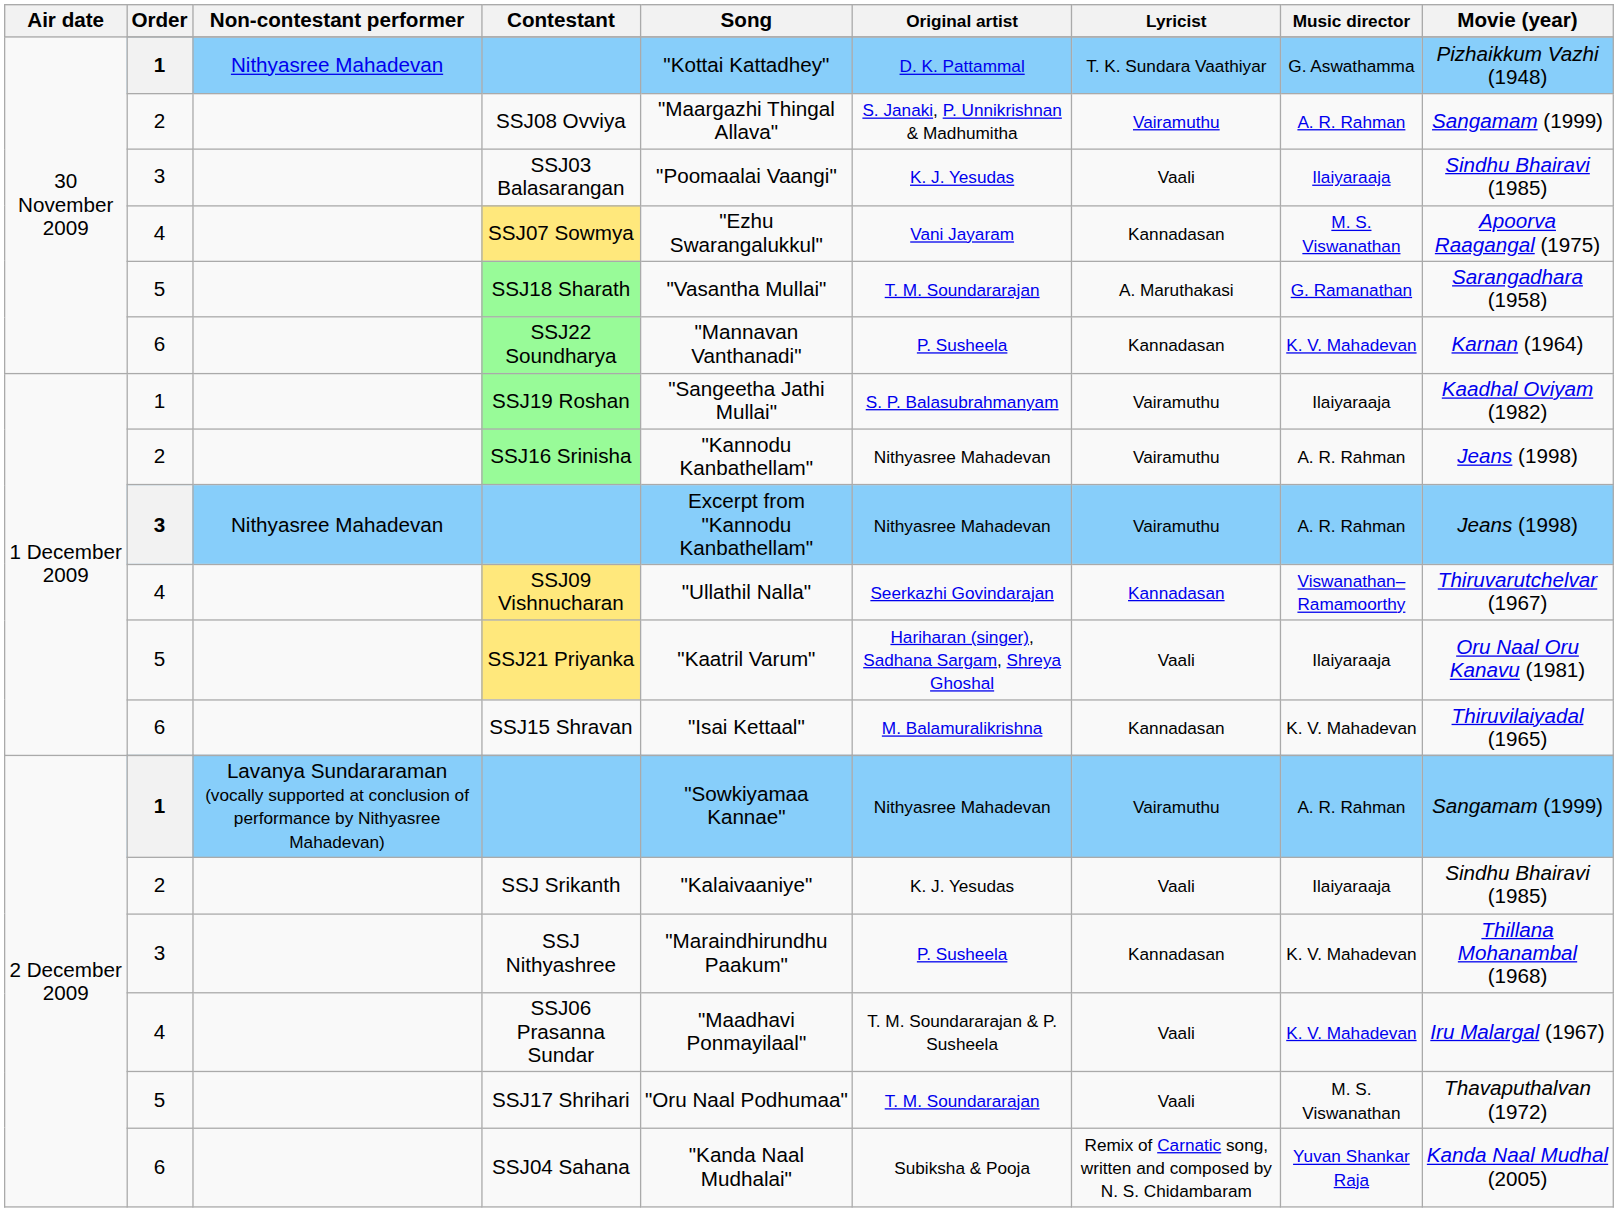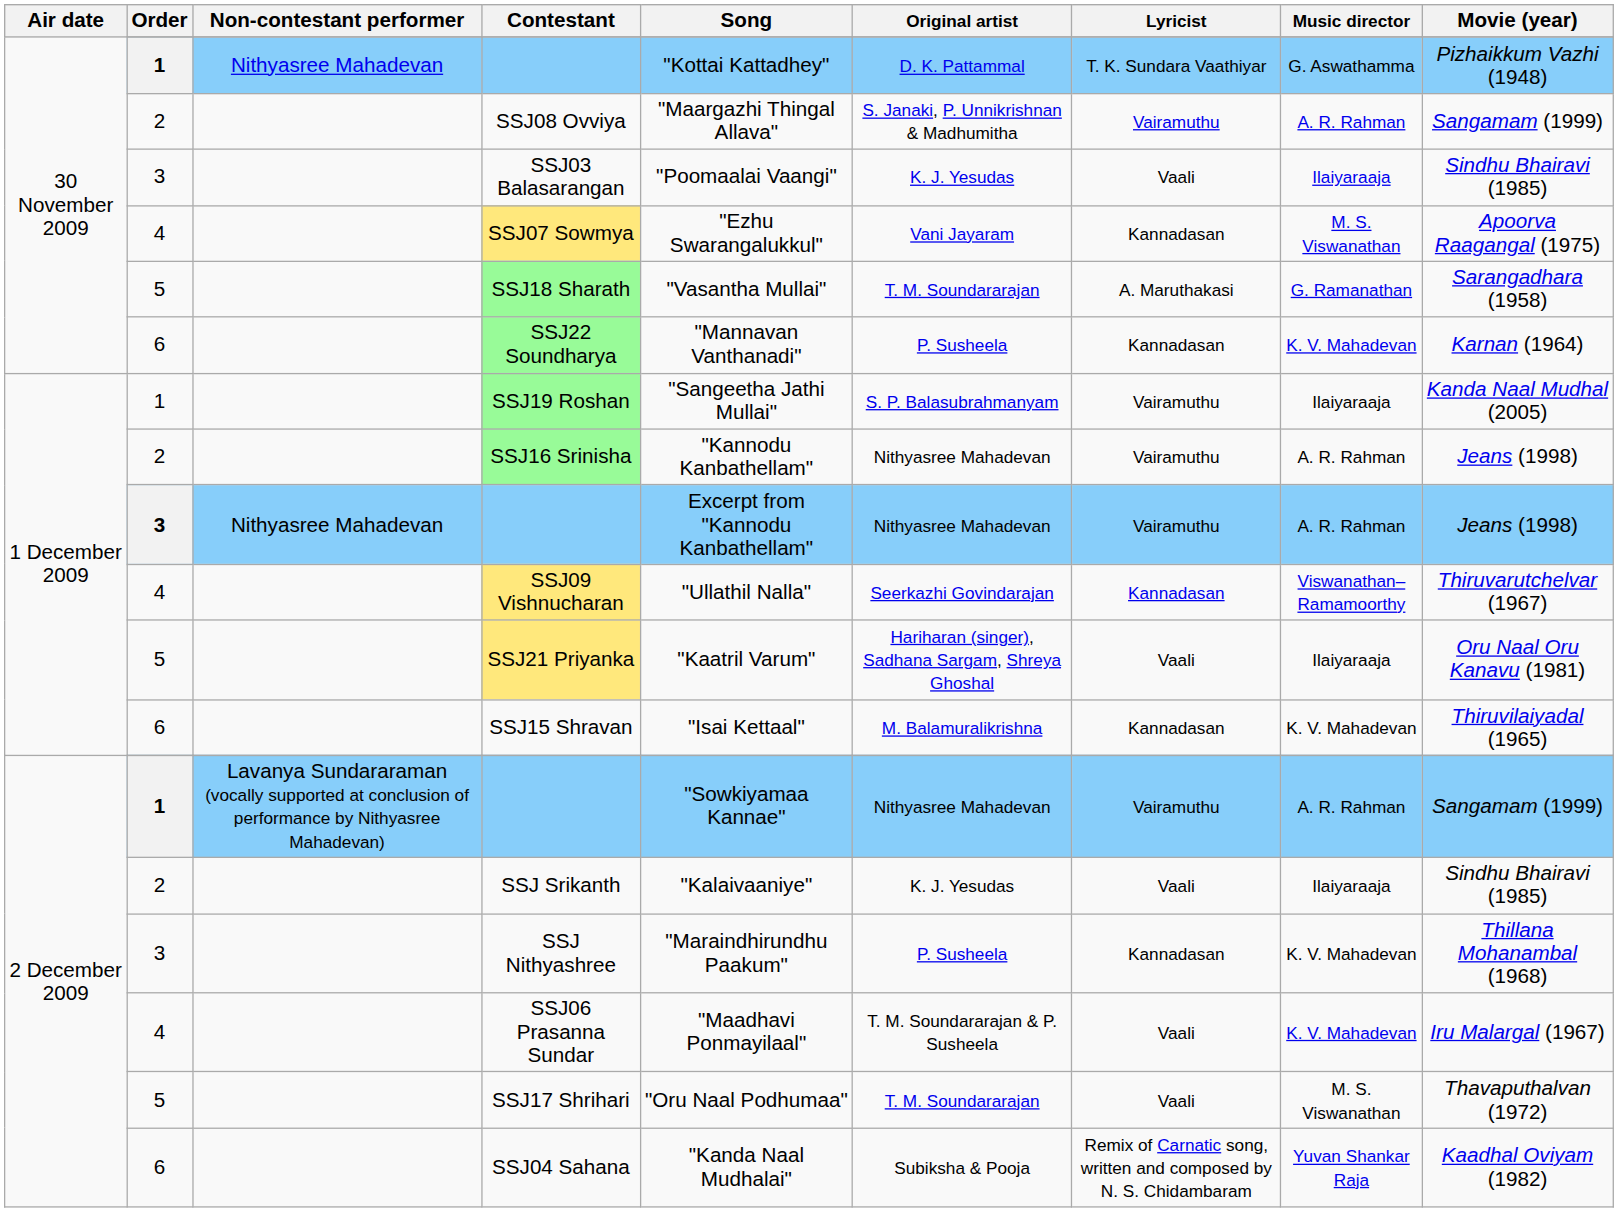(1518, 400) Kaadhal Oviyam (1982) -> (1518, 400) Kanda Naal Mudhal (2005)
(1518, 1167) Kanda Naal Mudhal (2005) -> (1518, 1167) Kaadhal Oviyam (1982)
